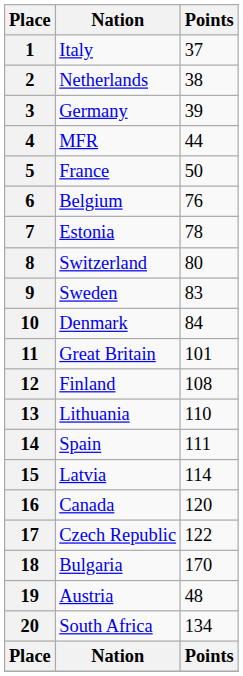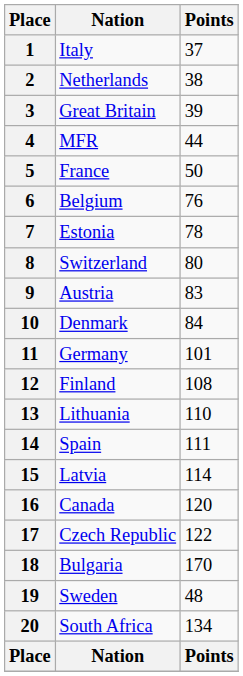(93, 110) Germany -> (107, 110) Great Britain
(88, 292) Sweden -> (86, 292) Austria
(107, 353) Great Britain -> (93, 353) Germany
(86, 596) Austria -> (88, 596) Sweden
